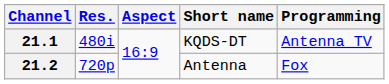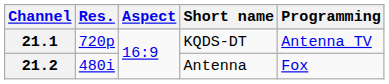(97, 41) 480i -> (97, 41) 720p
(97, 66) 720p -> (97, 66) 480i
